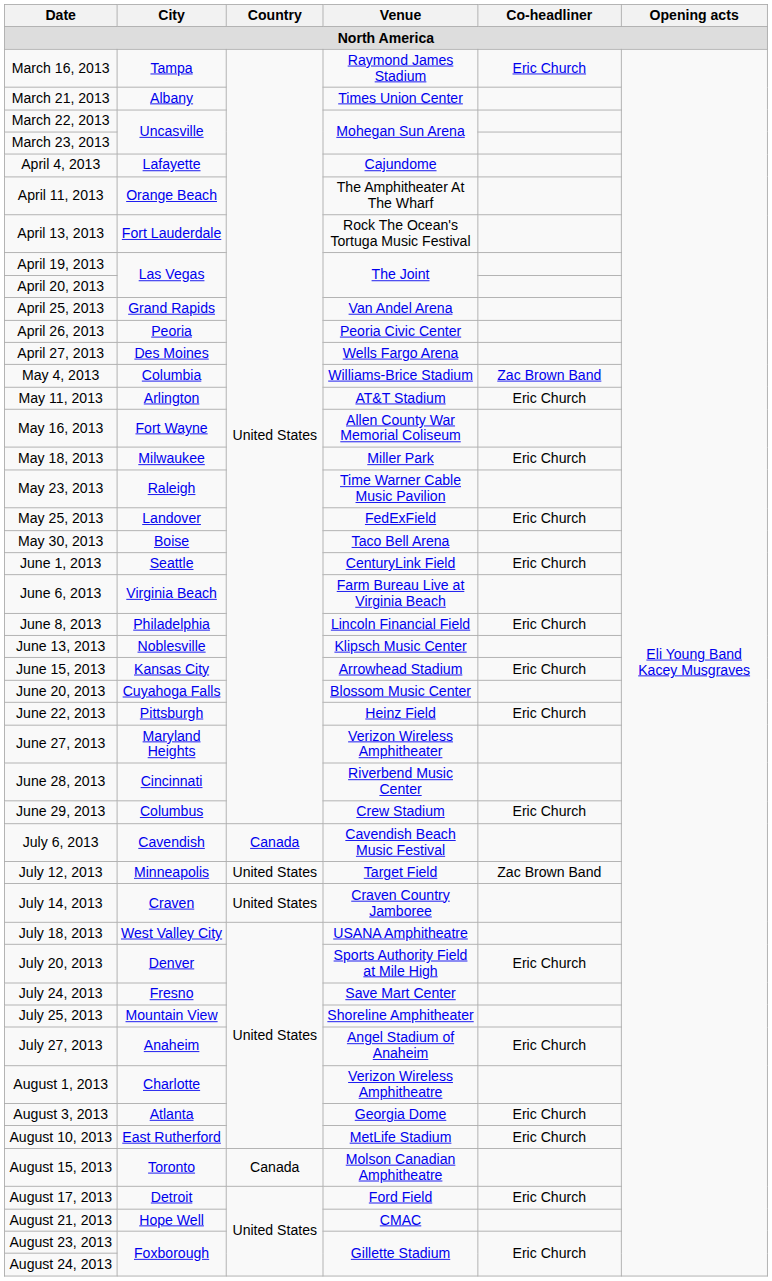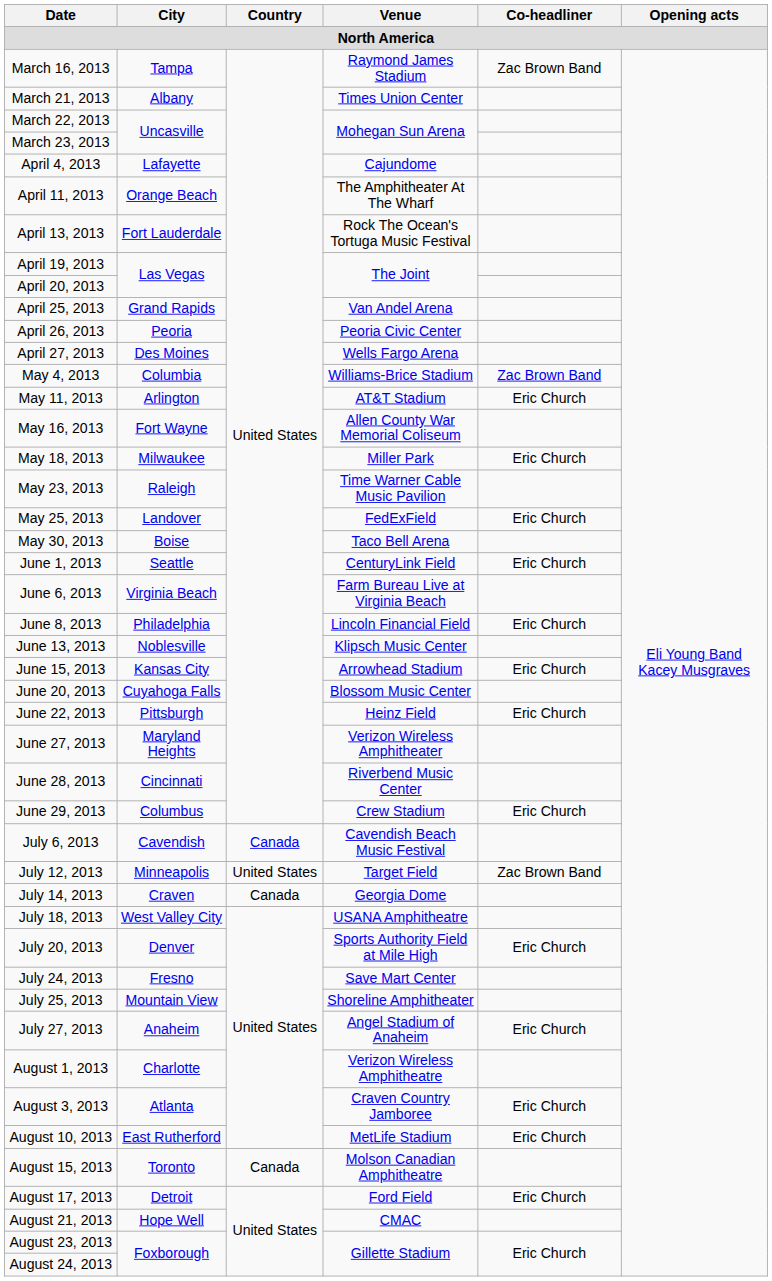(549, 68) Eric Church -> (549, 68) Zac Brown Band
(275, 903) United States -> (275, 895) Canada
(401, 903) Craven Country Jamboree -> (401, 895) Georgia Dome
(401, 1114) Georgia Dome -> (401, 1106) Craven Country Jamboree
